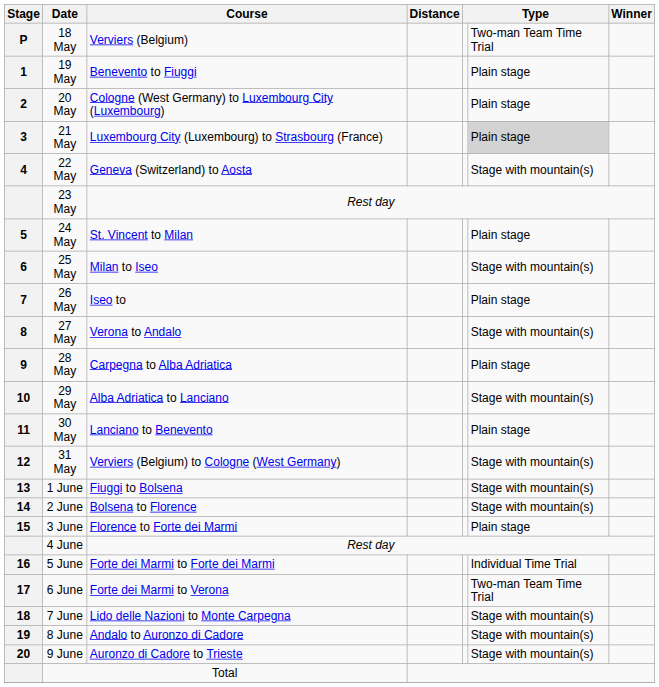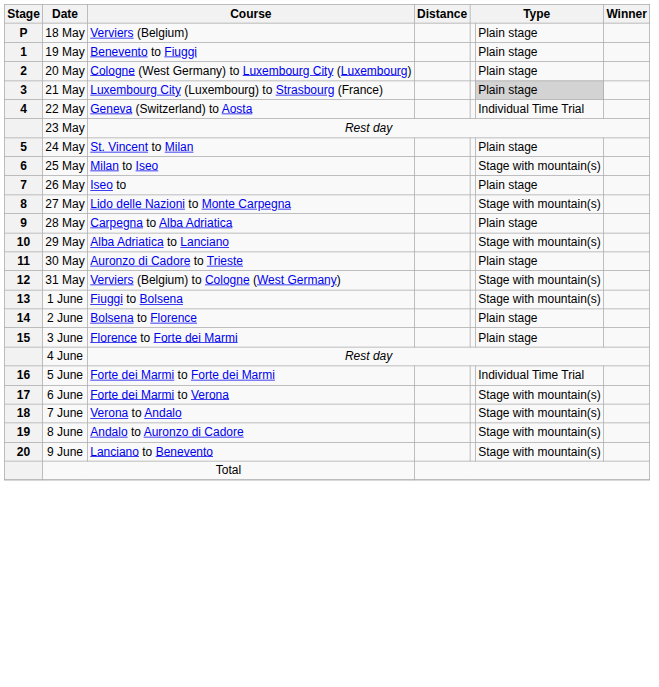(526, 39) Two-man Team Time Trial -> (508, 33) Plain stage
(532, 169) Stage with mountain(s) -> (531, 109) Individual Time Trial
(136, 332) Verona to Andalo -> (191, 204) Lido delle Nazioni to Monte Carpegna
(151, 430) Lanciano to Benevento -> (167, 261) Auronzo di Cadore to Trieste
(532, 507) Stage with mountain(s) -> (508, 318) Plain stage
(526, 590) Two-man Team Time Trial -> (539, 394) Stage with mountain(s)
(190, 616) Lido delle Nazioni to Monte Carpegna -> (136, 413) Verona to Andalo
(166, 654) Auronzo di Cadore to Trieste -> (152, 451) Lanciano to Benevento
